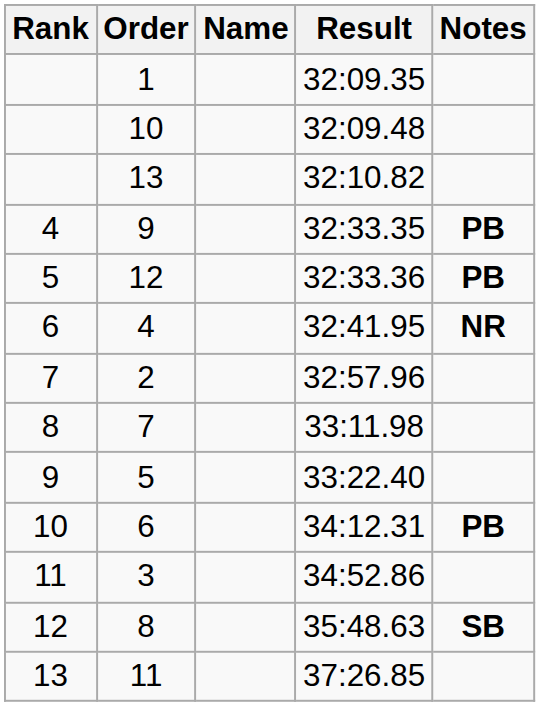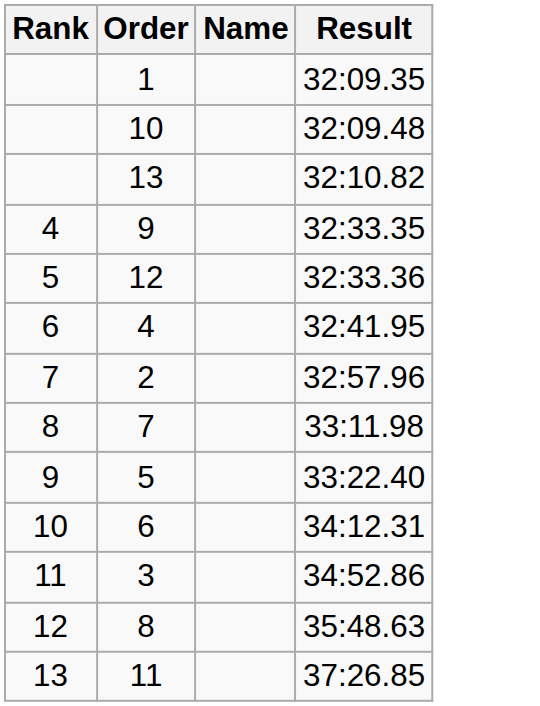- column: (483, 29)
